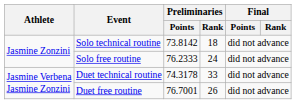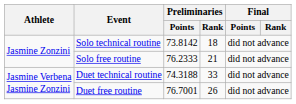(213, 59) 24 -> (213, 59) 21
(182, 75) 74.3178 -> (182, 75) 74.3188
